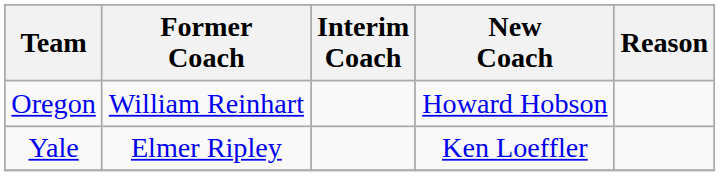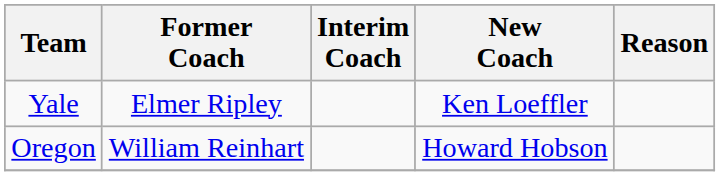rows swapped: (54, 103) <-> (54, 147)
